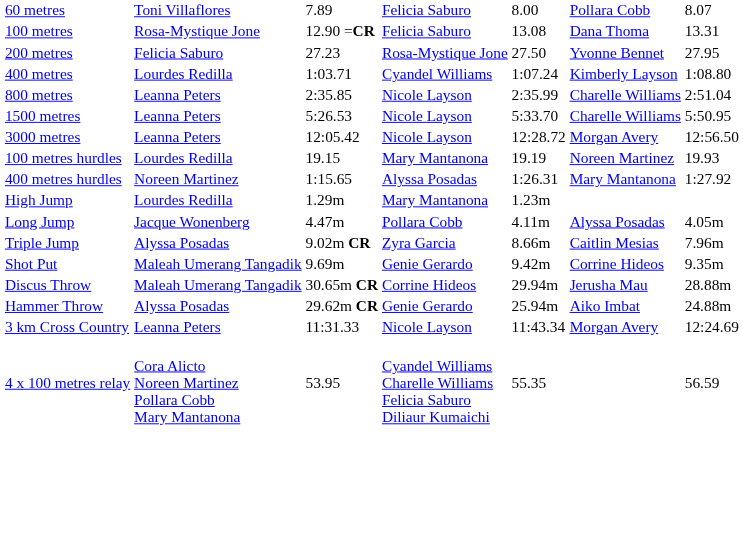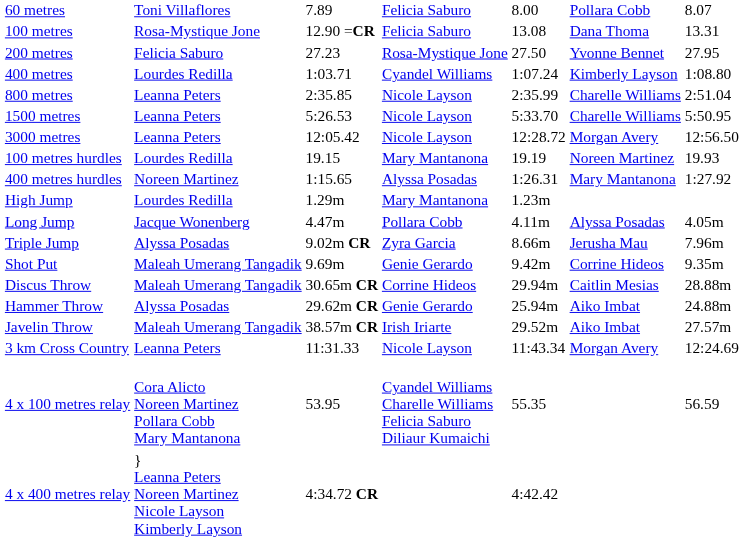(614, 242) Caitlin Mesias -> (609, 242) Jerusha Mau
(609, 285) Jerusha Mau -> (614, 285) Caitlin Mesias
+ row: (49, 327)
+ row: (68, 494)
